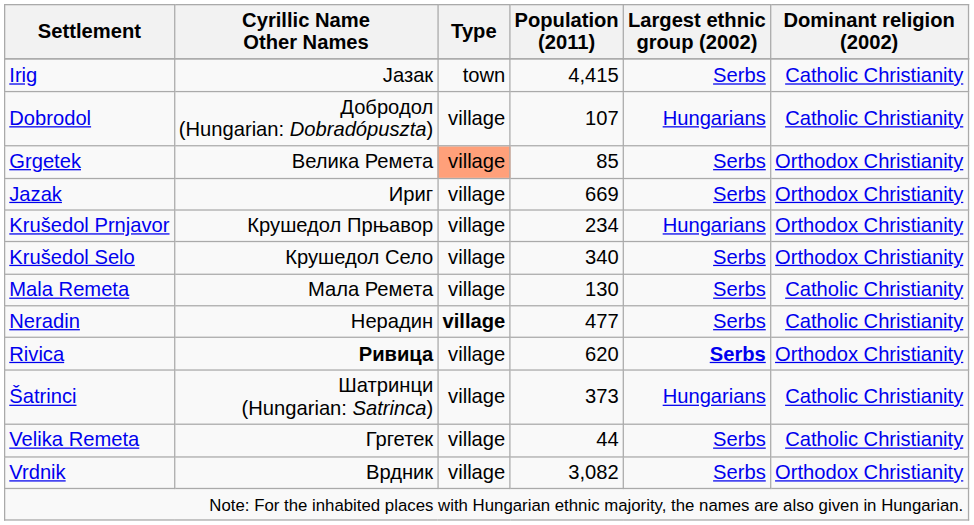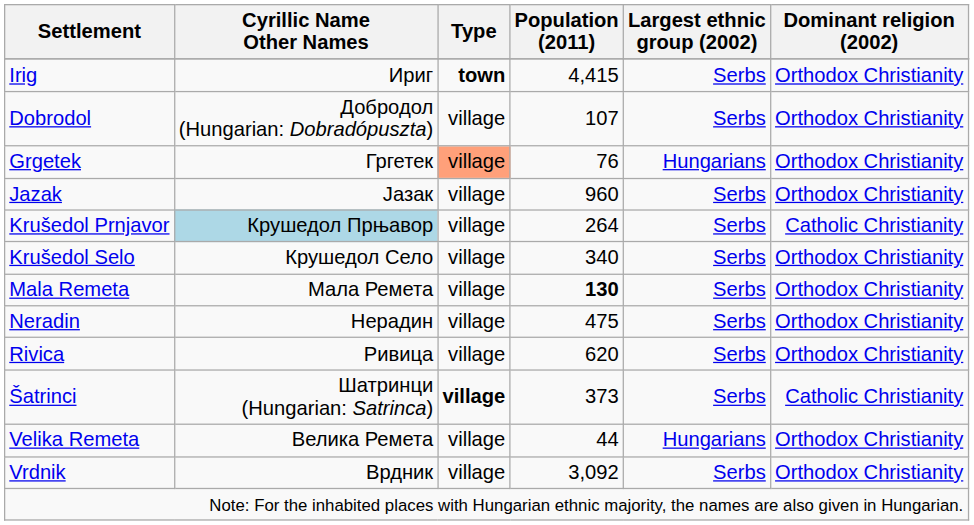(408, 75) Јазак -> (411, 75) Ириг
(484, 75) normal -> (482, 75) bold
(874, 75) Catholic Christianity -> (869, 75) Orthodox Christianity
(714, 118) Hungarians -> (739, 118) Serbs
(874, 118) Catholic Christianity -> (869, 118) Orthodox Christianity
(362, 161) Велика Ремета -> (399, 161) Гргетек
(607, 161) 85 -> (607, 161) 76
(739, 161) Serbs -> (714, 161) Hungarians
(411, 193) Ириг -> (408, 193) Јазак
(602, 193) 669 -> (602, 193) 960
(340, 225) no background -> (340, 225) lightblue background
(602, 225) 234 -> (602, 225) 264
(714, 225) Hungarians -> (739, 225) Serbs
(869, 225) Orthodox Christianity -> (874, 225) Catholic Christianity
(602, 289) normal -> (602, 289) bold
(874, 289) Catholic Christianity -> (869, 289) Orthodox Christianity
(474, 321) bold -> (477, 321) normal
(602, 321) 477 -> (602, 321) 475
(874, 321) Catholic Christianity -> (869, 321) Orthodox Christianity
(396, 353) bold -> (398, 353) normal
(738, 353) bold -> (739, 353) normal
(477, 396) normal -> (474, 396) bold
(714, 396) Hungarians -> (739, 396) Serbs
(399, 440) Гргетек -> (362, 440) Велика Ремета
(739, 440) Serbs -> (714, 440) Hungarians
(874, 440) Catholic Christianity -> (869, 440) Orthodox Christianity
(593, 472) 3,082 -> (593, 472) 3,092
